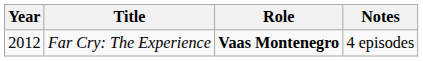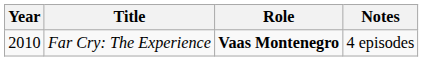(24, 42) 2012 -> (24, 42) 2010
